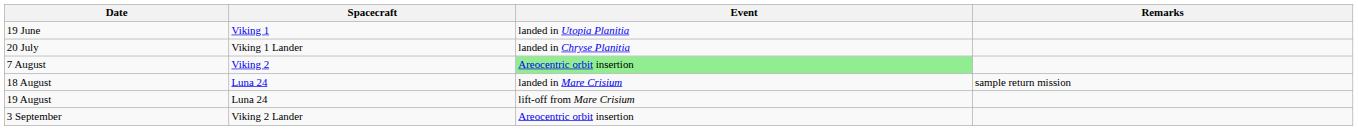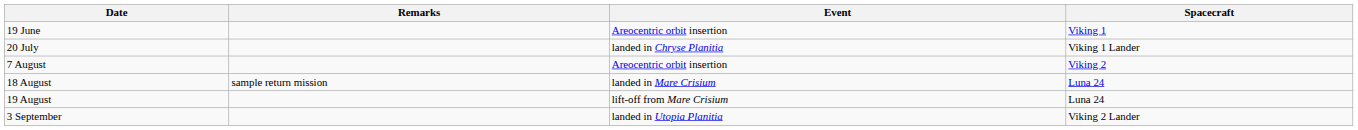columns swapped: (372, 13) <-> (1163, 13)
(574, 30) landed in Utopia Planitia -> (669, 30) Areocentric orbit insertion
(576, 64) lightgreen background -> (669, 64) no background
(576, 116) Areocentric orbit insertion -> (667, 116) landed in Utopia Planitia
